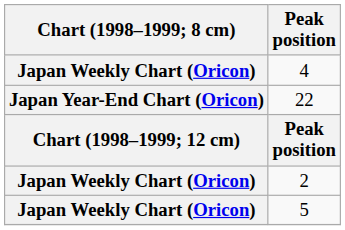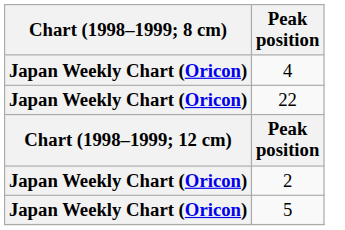(136, 99) Japan Year-End Chart (Oricon) -> (128, 99) Japan Weekly Chart (Oricon)
